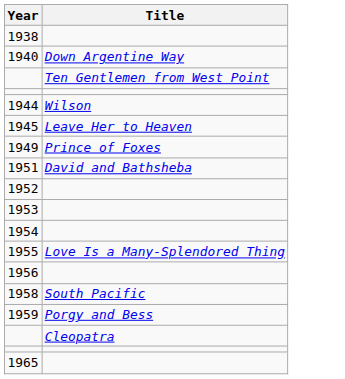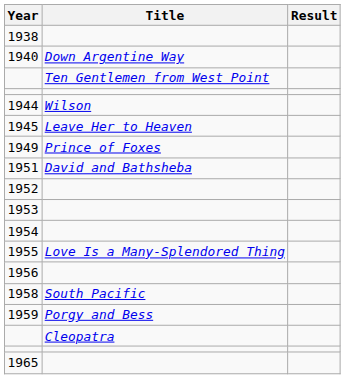+ column: (314, 15)
